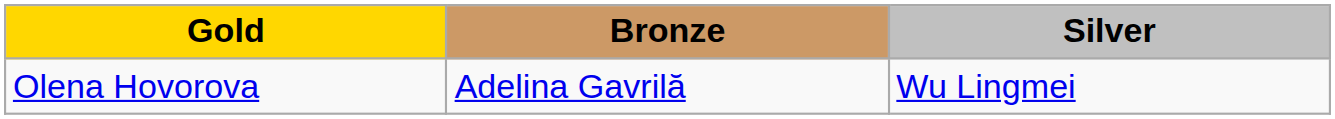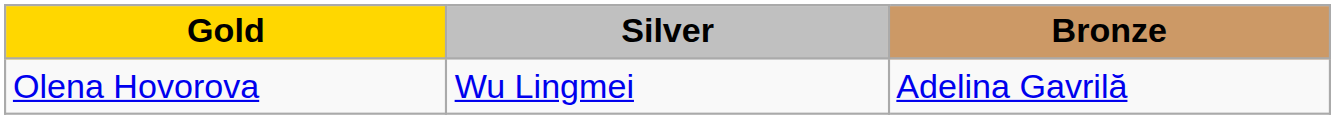columns swapped: (1109, 31) <-> (668, 31)
